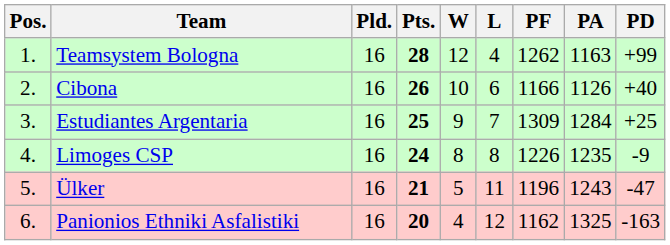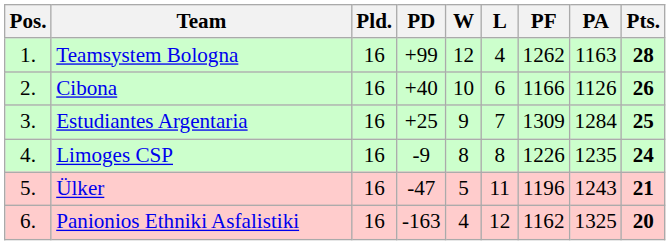columns swapped: (419, 21) <-> (641, 21)
